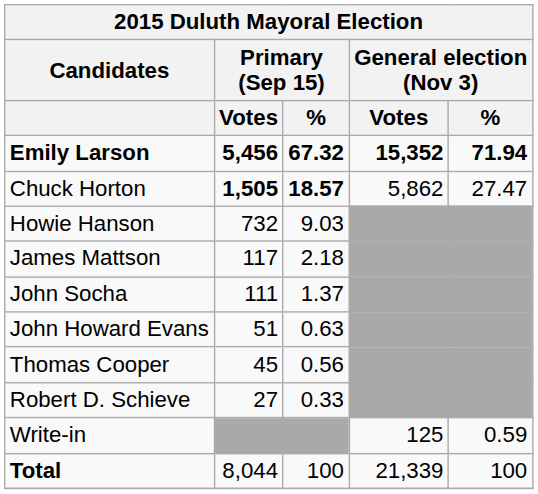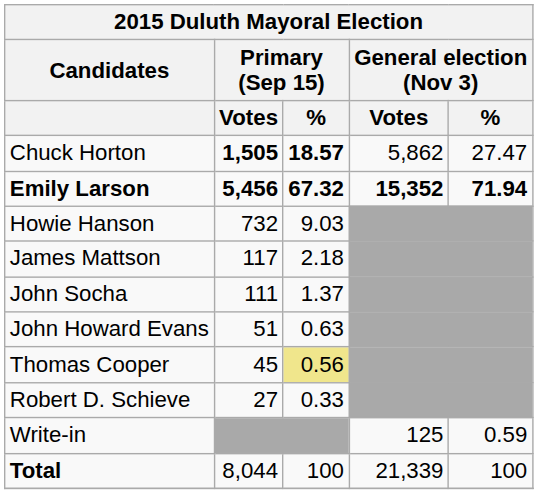rows swapped: (80, 152) <-> (78, 188)
(322, 364) no background -> (322, 364) khaki background
